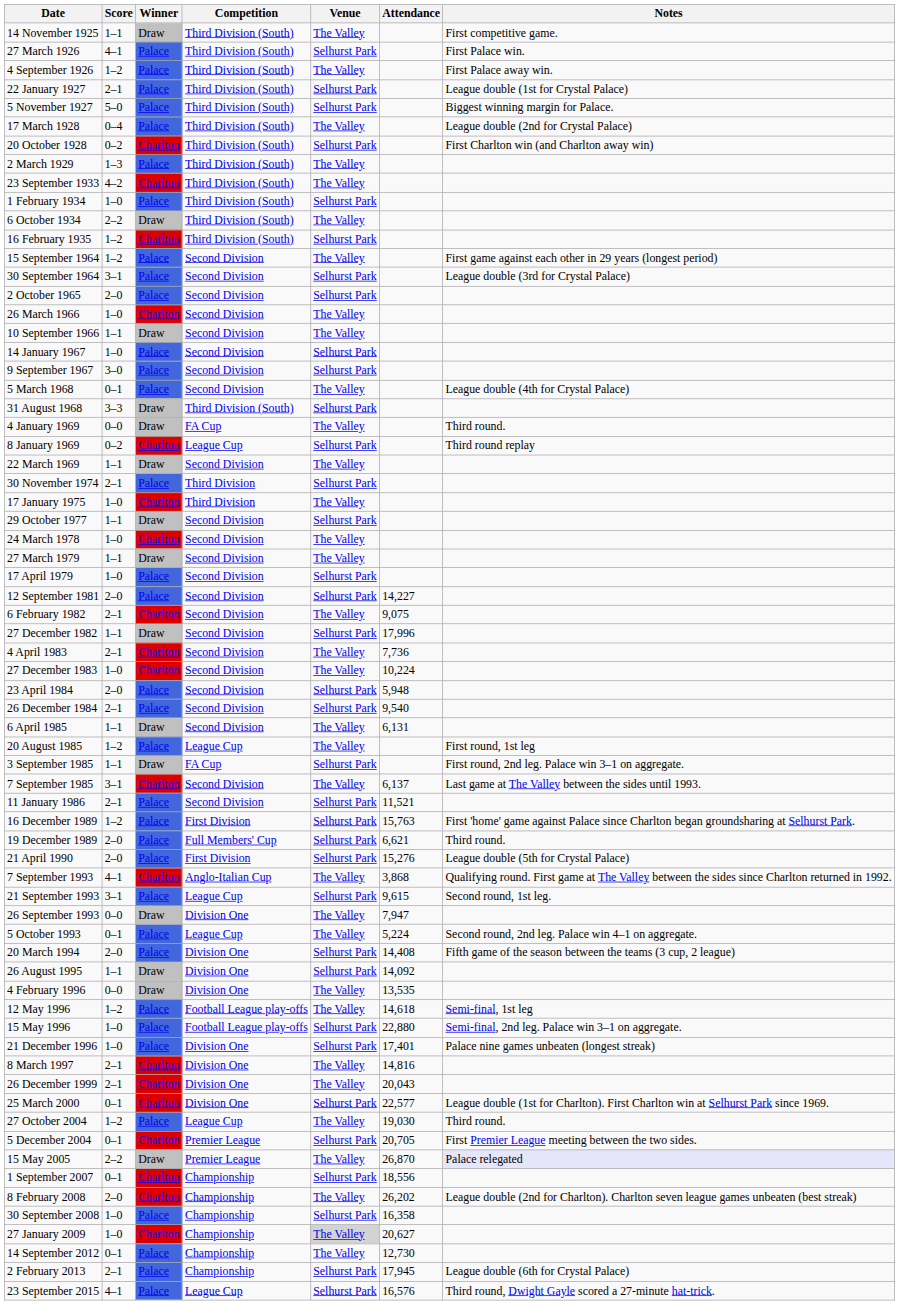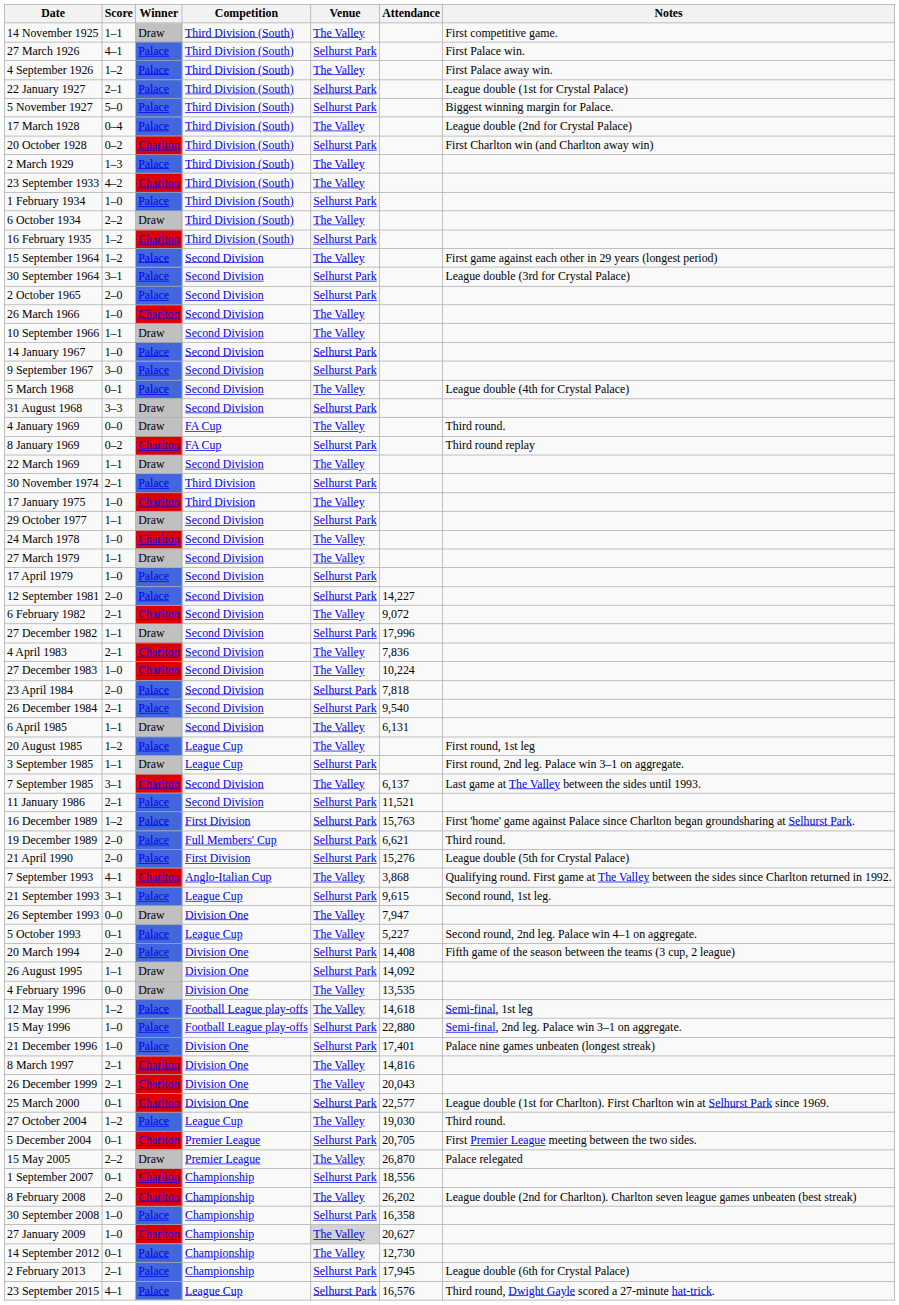(239, 408) Third Division (South) -> (224, 408) Second Division
(214, 445) League Cup -> (203, 445) FA Cup
(396, 614) 9,075 -> (396, 614) 9,072
(396, 652) 7,736 -> (396, 652) 7,836
(396, 689) 5,948 -> (396, 689) 7,818
(203, 764) FA Cup -> (214, 764) League Cup
(396, 933) 5,224 -> (396, 933) 5,227
(484, 1159) lavender background -> (484, 1159) no background
